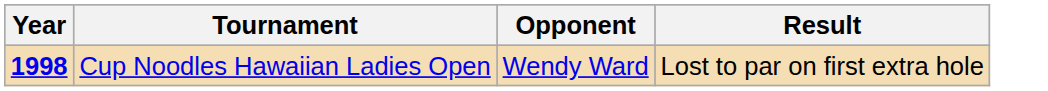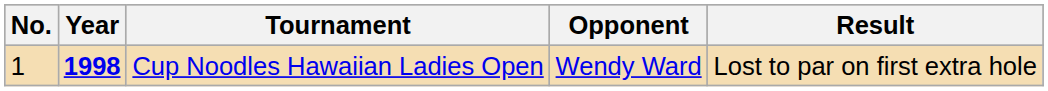+ column: (31, 25)
